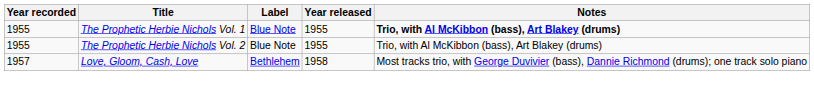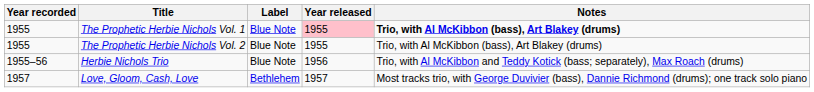(316, 29) no background -> (316, 29) pink background
+ row: (125, 62)
(316, 62) 1958 -> (316, 78) 1957
